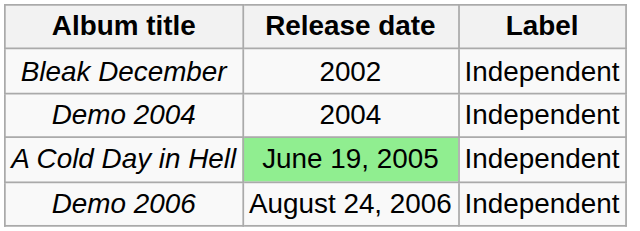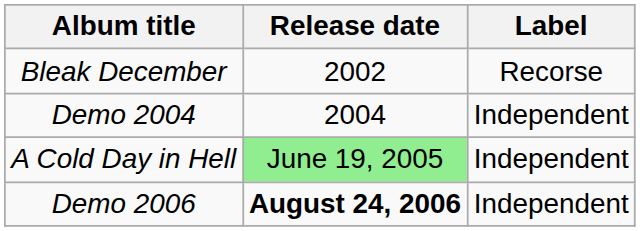(542, 70) Independent -> (551, 70) Recorse
(350, 203) normal -> (355, 203) bold
